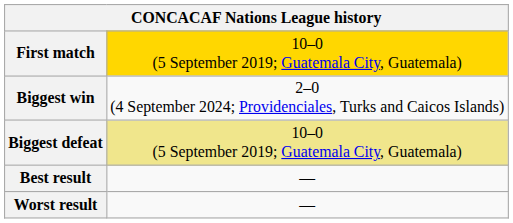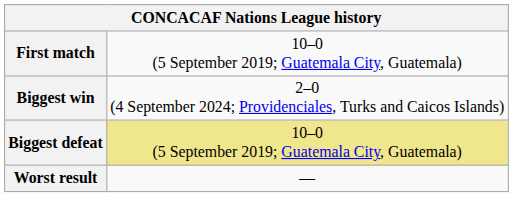(307, 53) gold background -> (307, 53) no background
- row: (56, 178)
